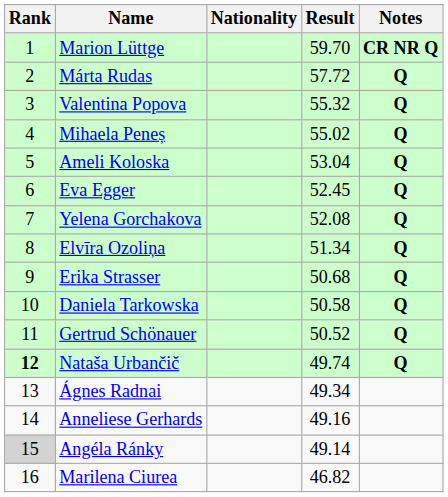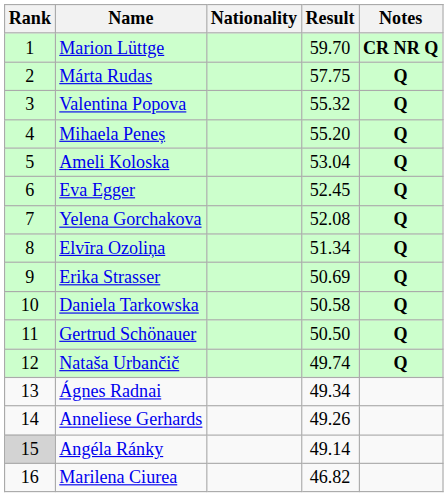(330, 76) 57.72 -> (330, 76) 57.75
(330, 133) 55.02 -> (330, 133) 55.20
(330, 276) 50.68 -> (330, 276) 50.69
(330, 334) 50.52 -> (330, 334) 50.50
(30, 362) bold -> (30, 362) normal
(330, 420) 49.16 -> (330, 420) 49.26
